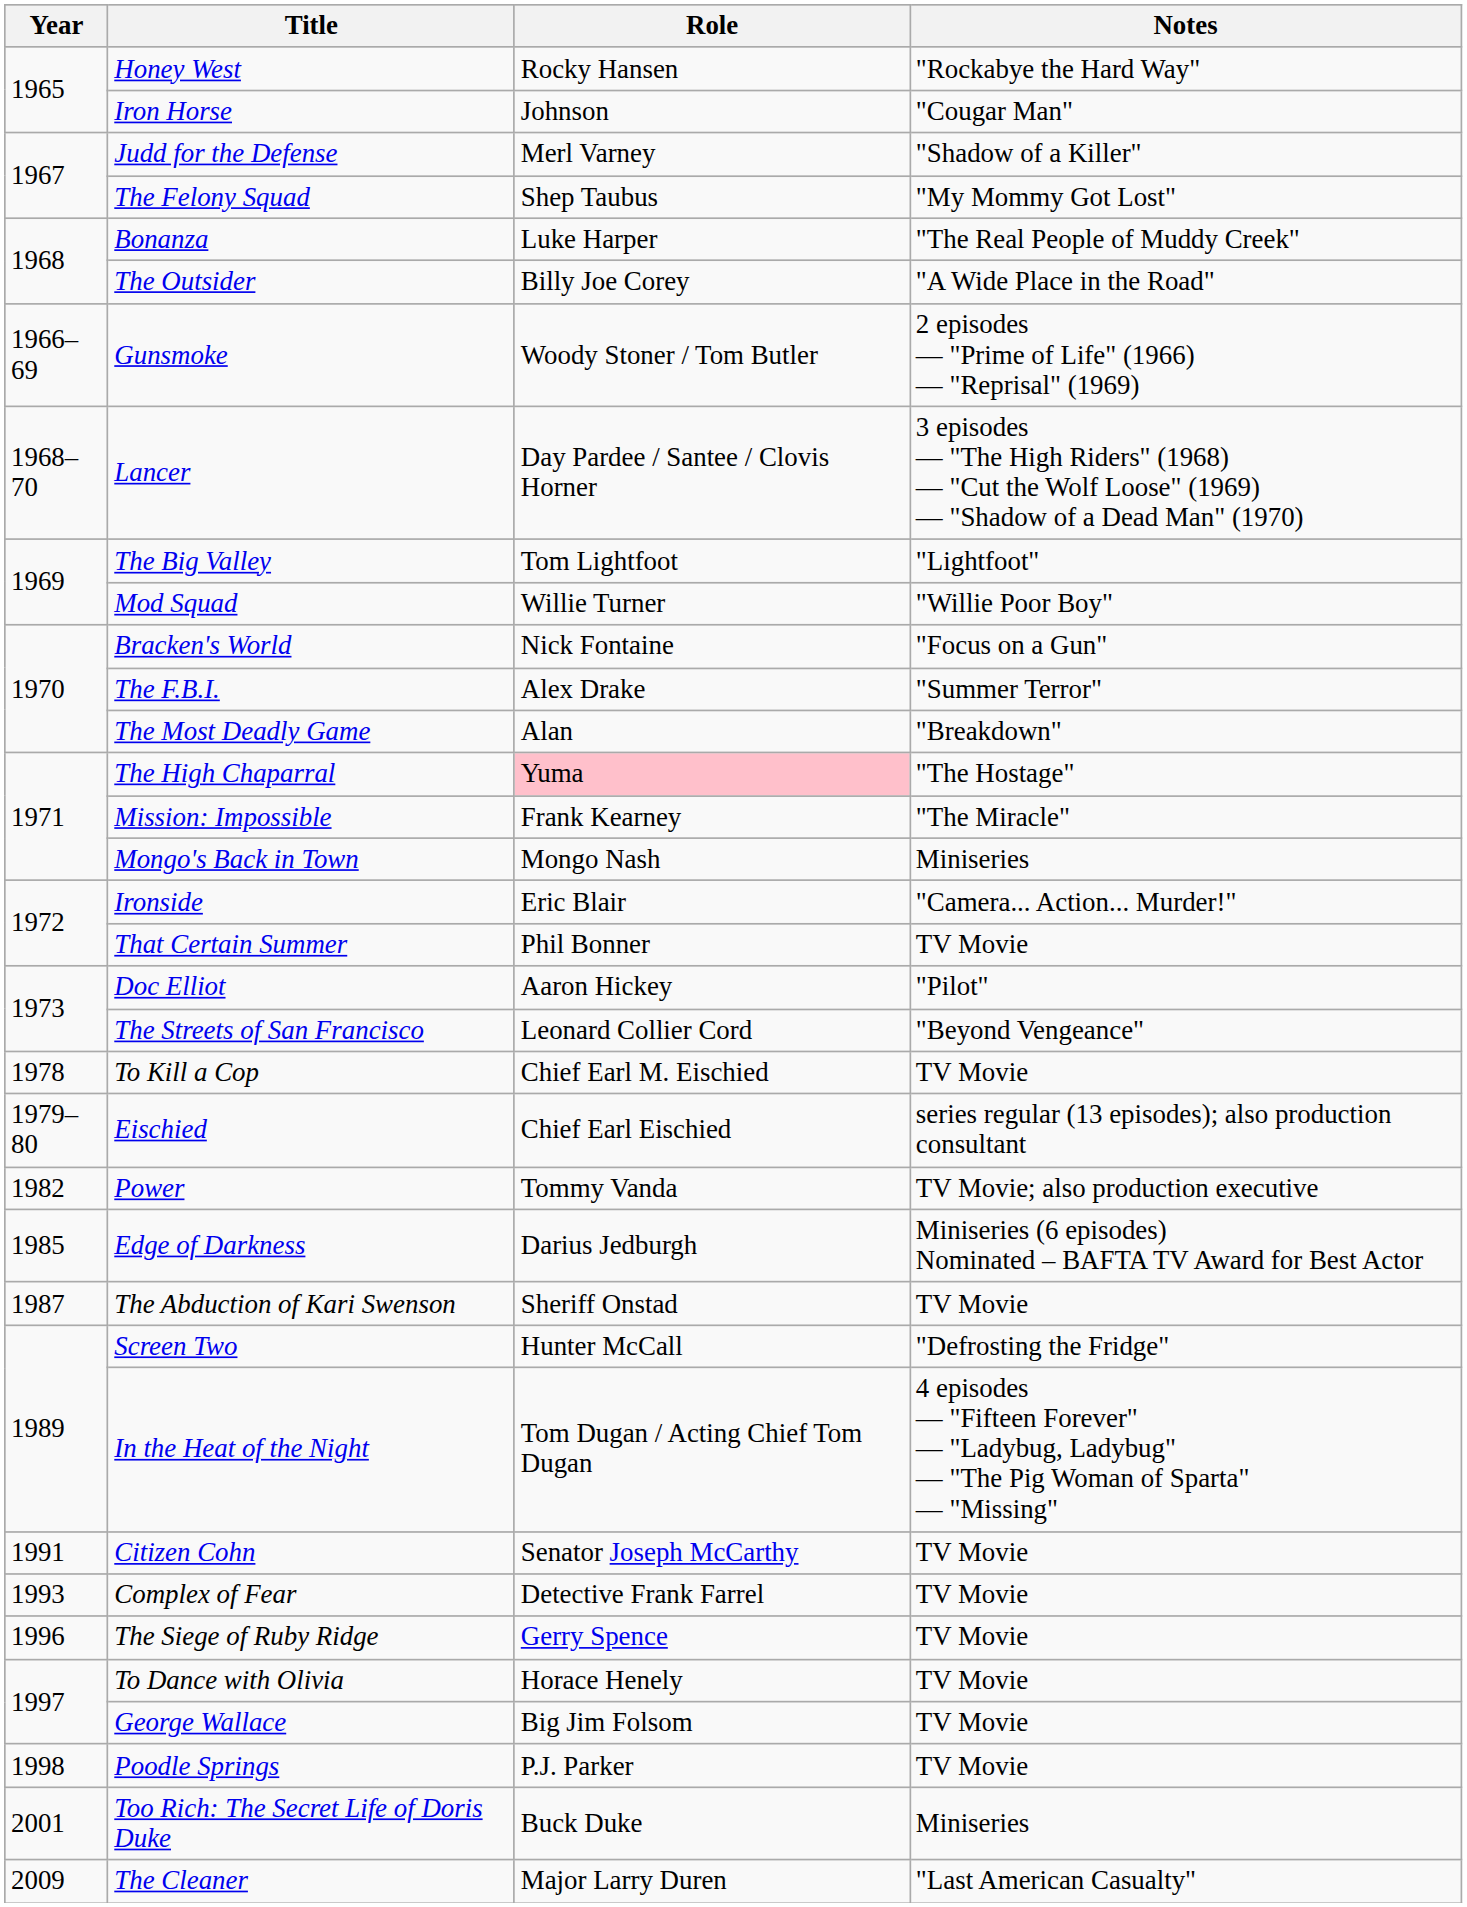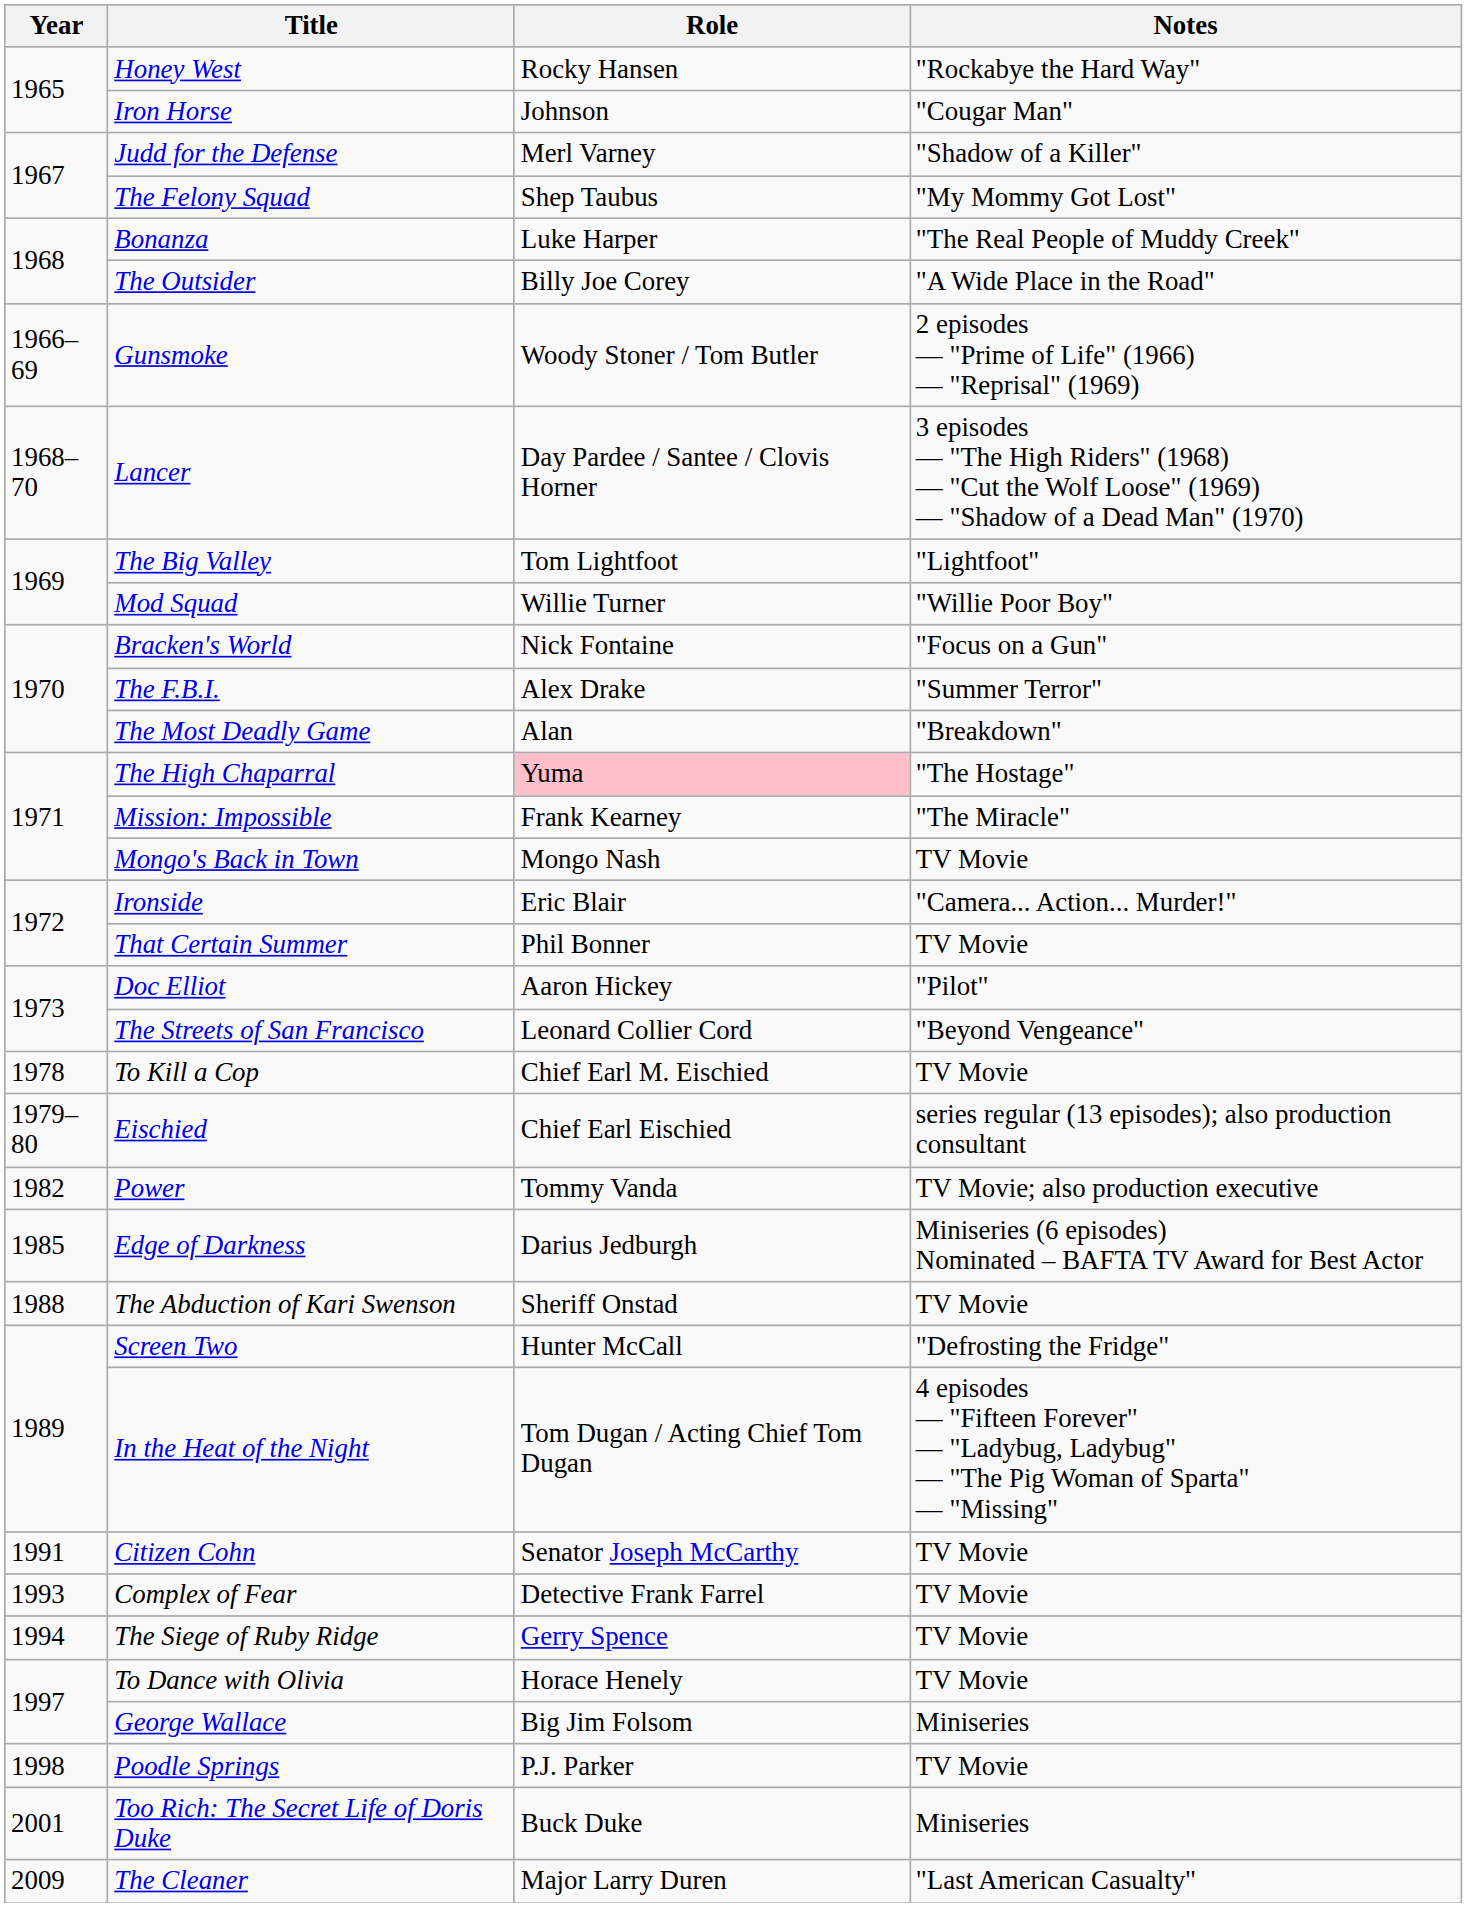(973, 859) Miniseries -> (972, 859) TV Movie
(38, 1303) 1987 -> (38, 1303) 1988
(38, 1637) 1996 -> (38, 1637) 1994
(972, 1722) TV Movie -> (973, 1722) Miniseries
